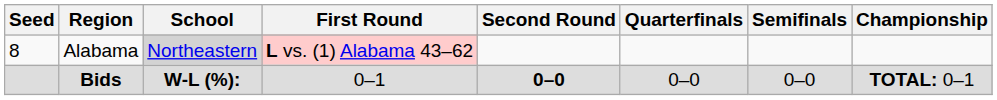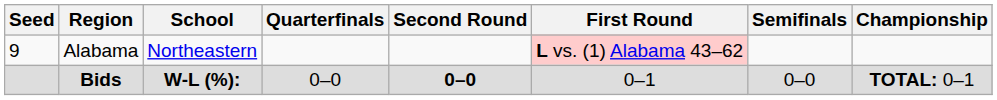columns swapped: (370, 20) <-> (684, 20)
(14, 50) 8 -> (14, 50) 9
(202, 50) lightgrey background -> (202, 50) no background
